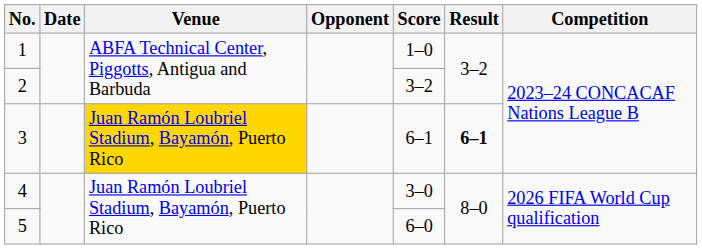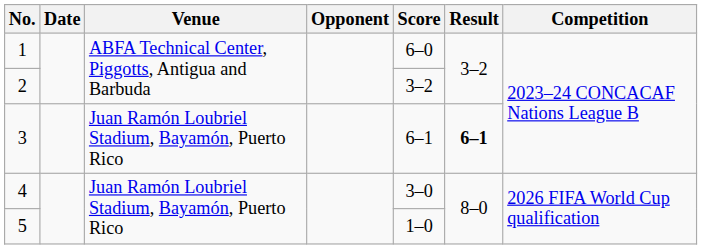(419, 50) 1–0 -> (419, 50) 6–0
(187, 138) gold background -> (187, 138) no background
(419, 225) 6–0 -> (419, 225) 1–0
